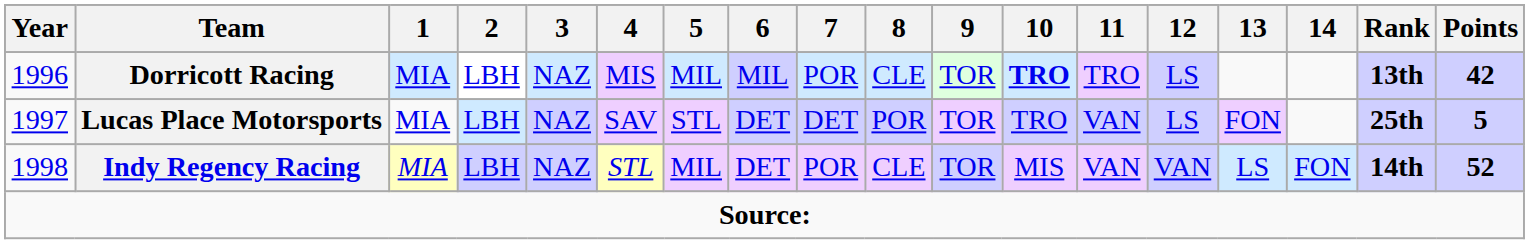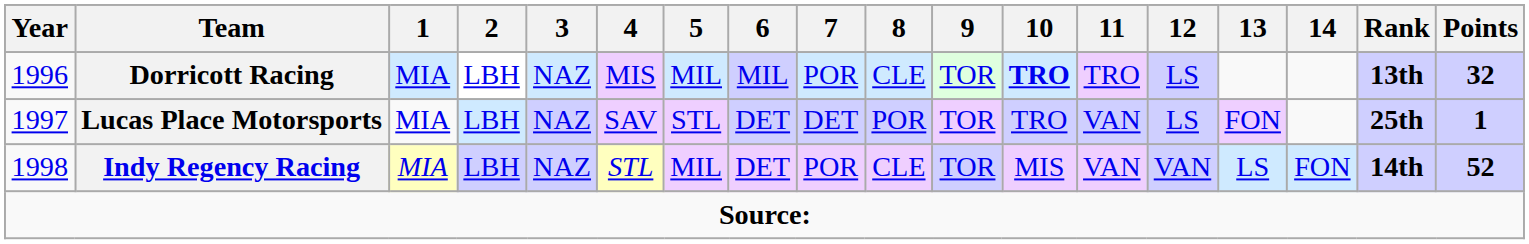(1481, 74) 42 -> (1481, 74) 32
(1481, 121) 5 -> (1481, 121) 1
